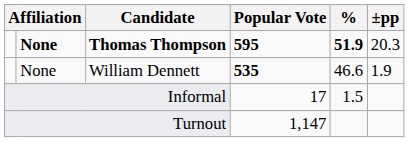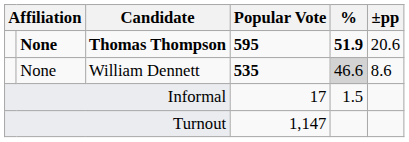(385, 44) 20.3 -> (385, 44) 20.6
(349, 70) no background -> (349, 70) lightgrey background
(381, 70) 1.9 -> (381, 70) 8.6
